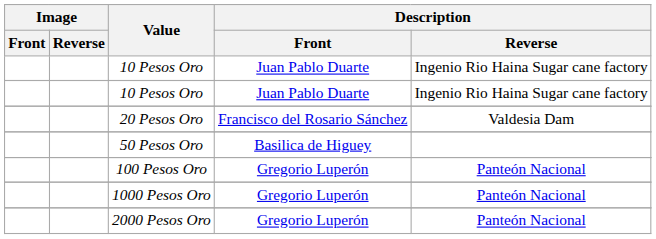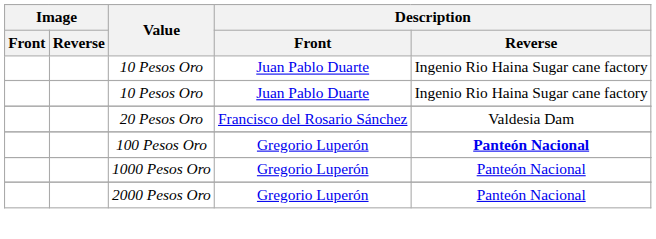- row: (161, 144)
(531, 170) normal -> (531, 144) bold
